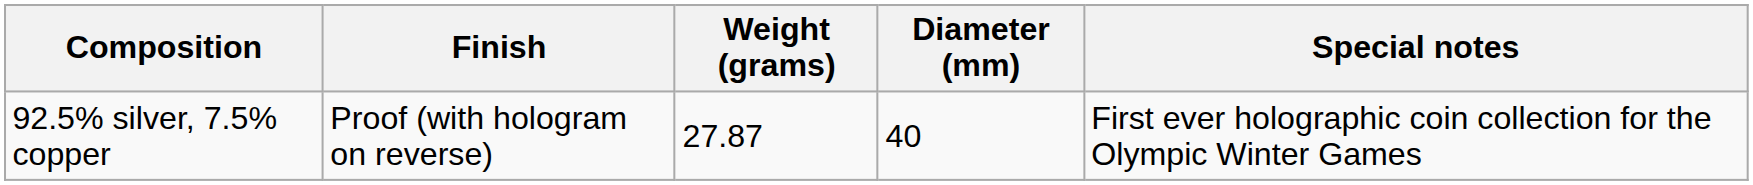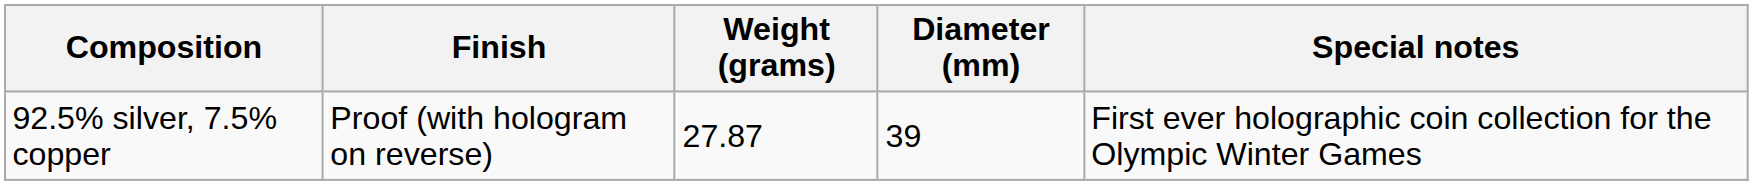(903, 135) 40 -> (903, 135) 39
